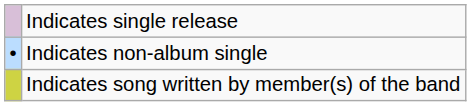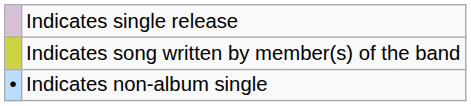rows swapped: (147, 53) <-> (243, 85)
